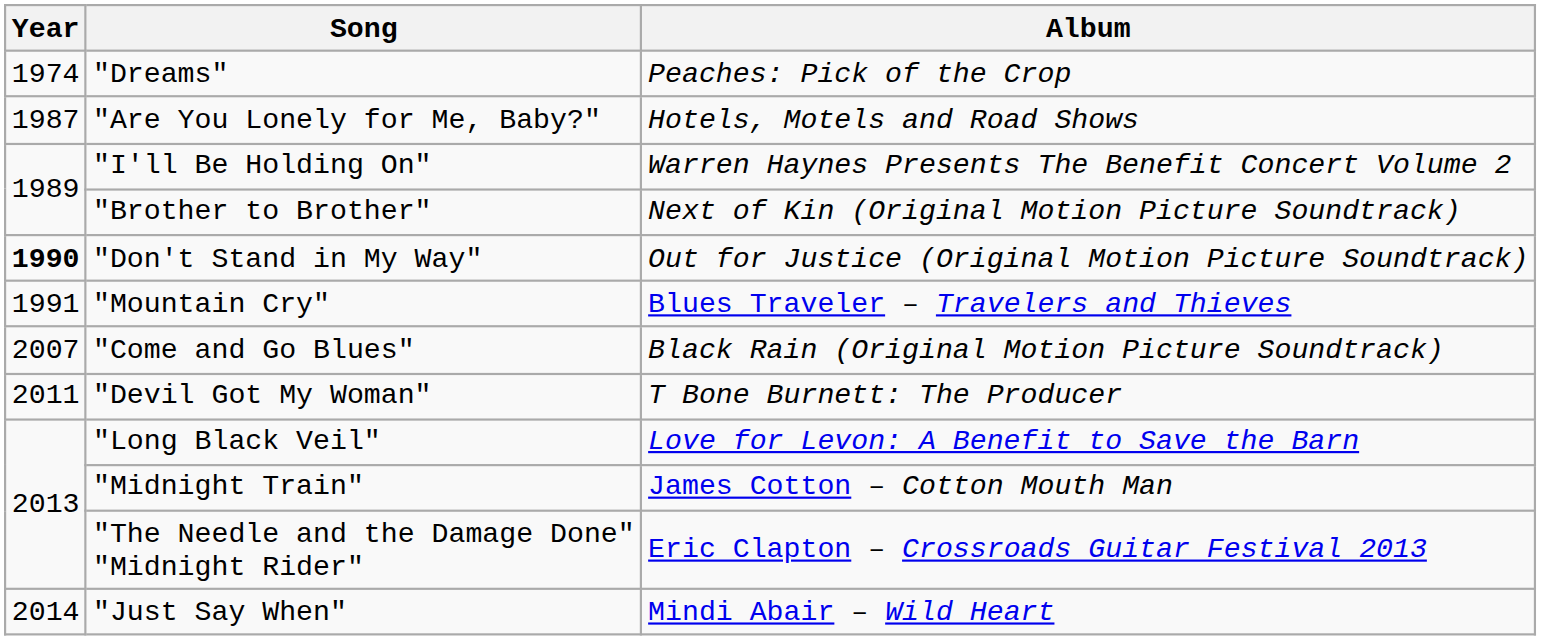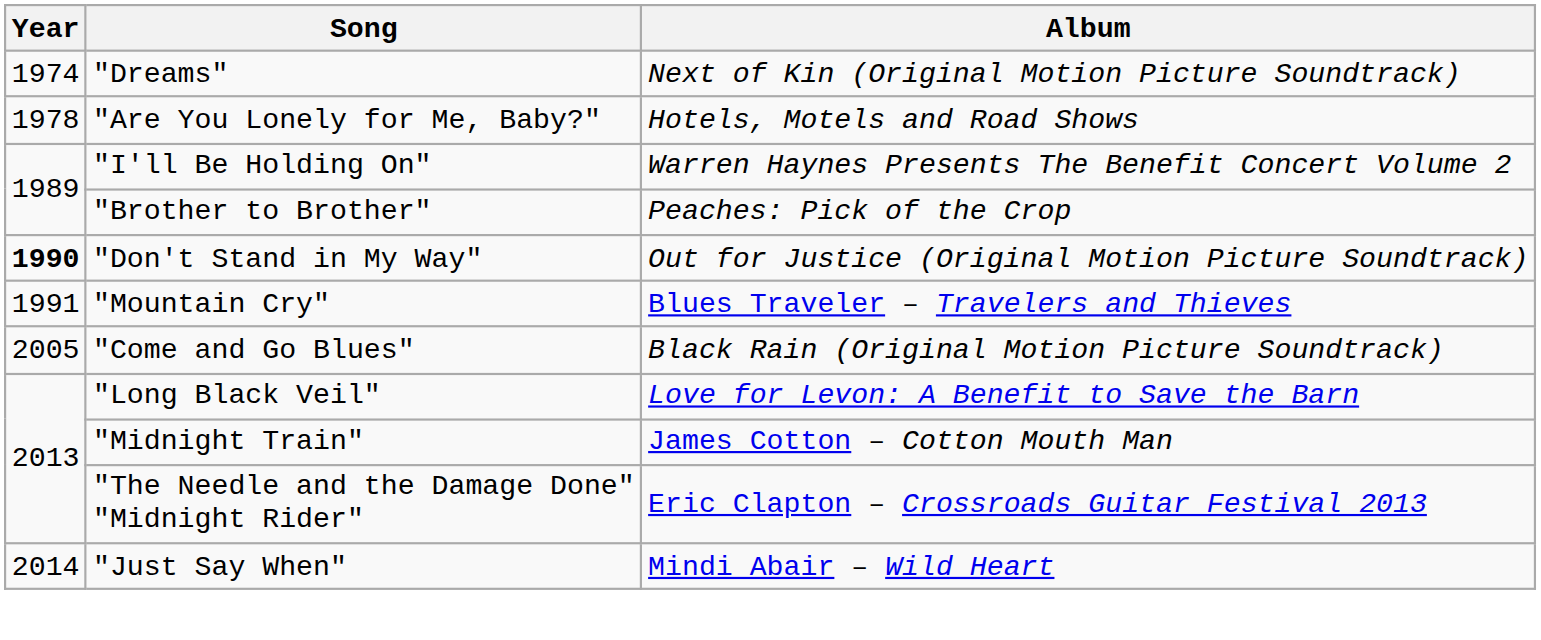(860, 74) Peaches: Pick of the Crop -> (1054, 74) Next of Kin (Original Motion Picture Soundtrack)
(46, 120) 1987 -> (46, 120) 1978
(1054, 212) Next of Kin (Original Motion Picture Soundtrack) -> (860, 212) Peaches: Pick of the Crop
(46, 350) 2007 -> (46, 350) 2005
- row: (262, 396)
